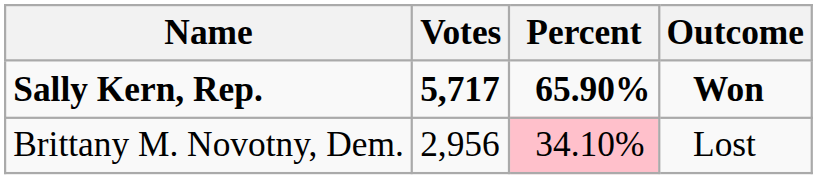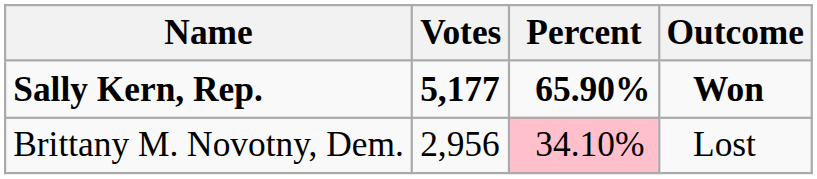(460, 88) 5,717 -> (460, 88) 5,177
